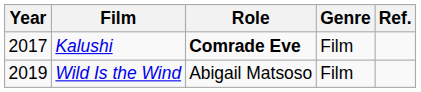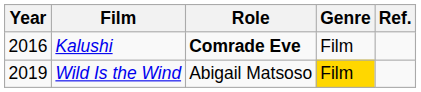(28, 45) 2017 -> (28, 45) 2016
(337, 73) no background -> (337, 73) gold background
